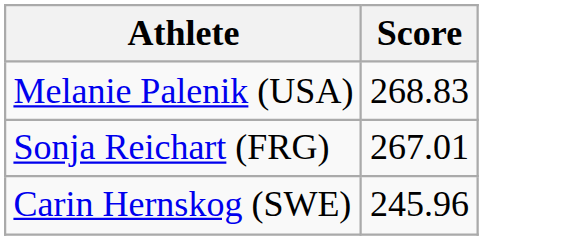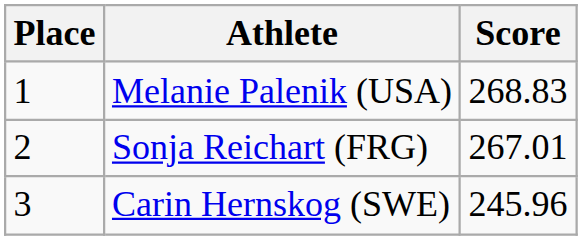+ column: (54, 33)
